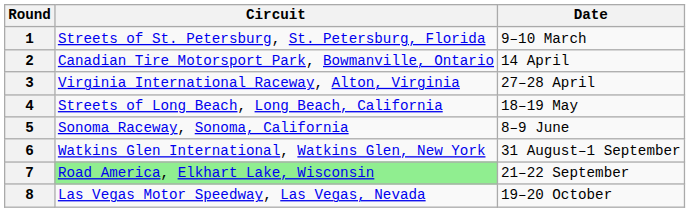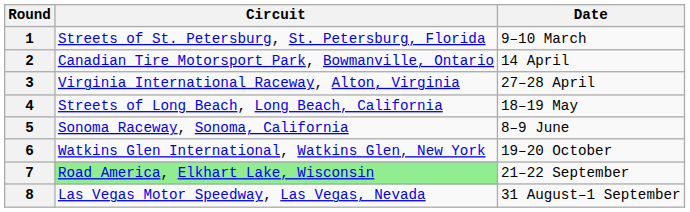(591, 151) 31 August–1 September -> (557, 151) 19–20 October
(557, 196) 19–20 October -> (591, 196) 31 August–1 September
